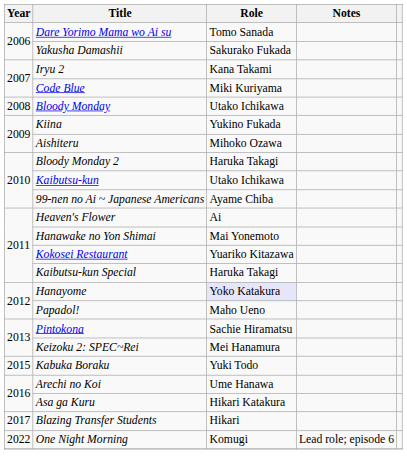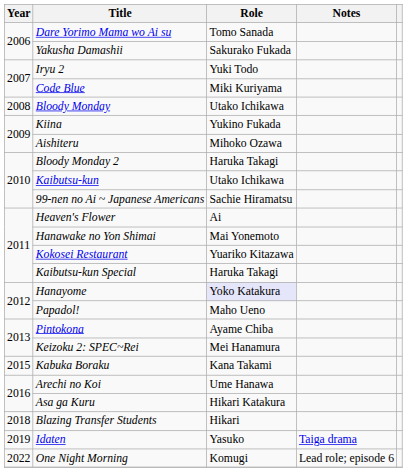(241, 69) Kana Takami -> (234, 69) Yuki Todo
(241, 198) Ayame Chiba -> (251, 198) Sachie Hiramatsu
(251, 328) Sachie Hiramatsu -> (241, 328) Ayame Chiba
(234, 365) Yuki Todo -> (241, 365) Kana Takami
(19, 421) 2017 -> (19, 421) 2018
+ row: (51, 439)
